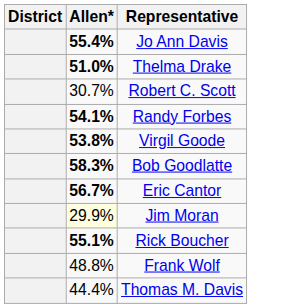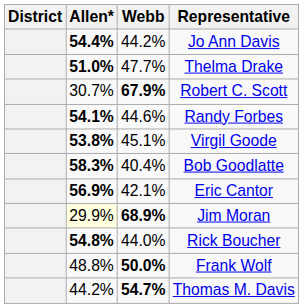+ column: (143, 16)
(92, 41) 55.4% -> (92, 41) 54.4%
(92, 191) 56.7% -> (92, 191) 56.9%
(92, 240) 55.1% -> (92, 240) 54.8%
(92, 290) 44.4% -> (92, 290) 44.2%
